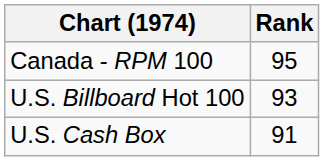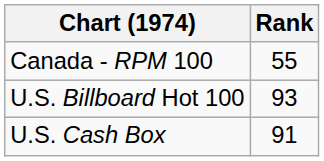(284, 60) 95 -> (284, 60) 55
